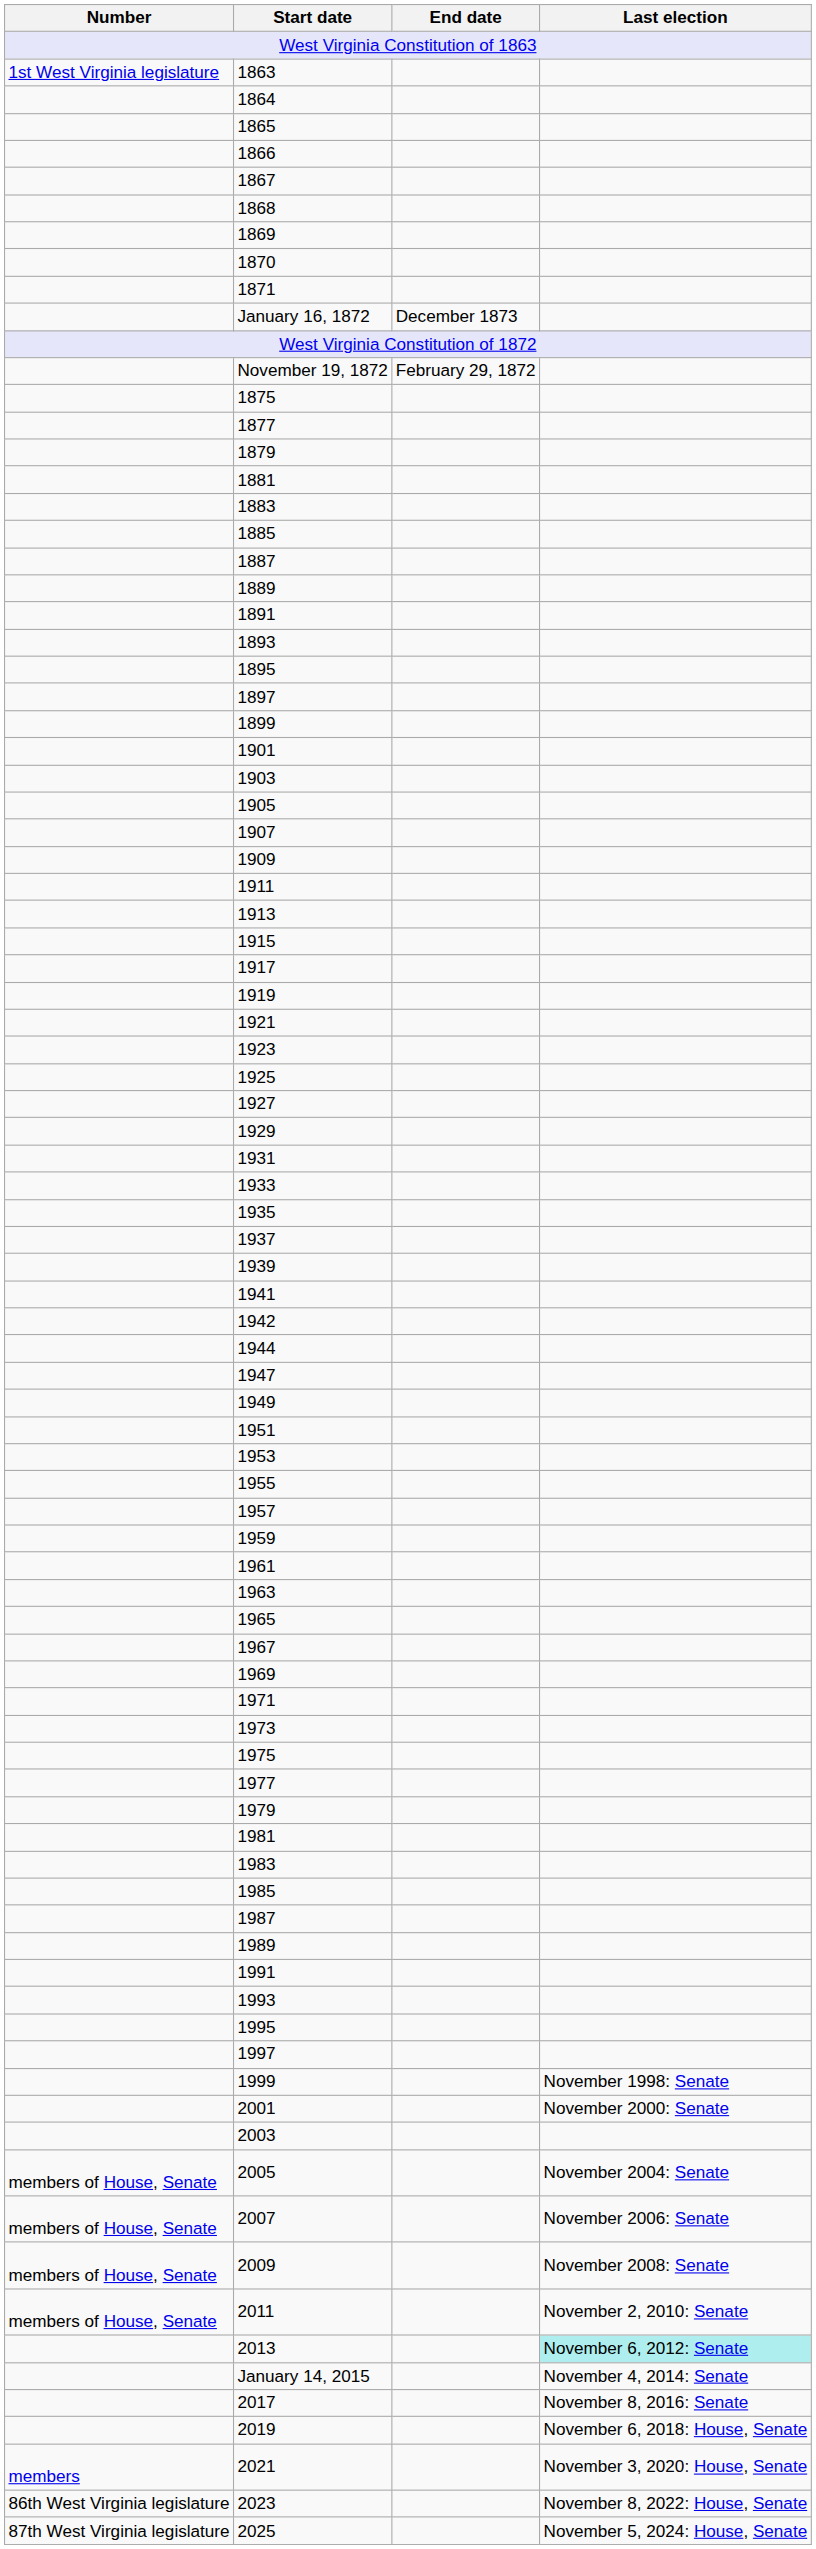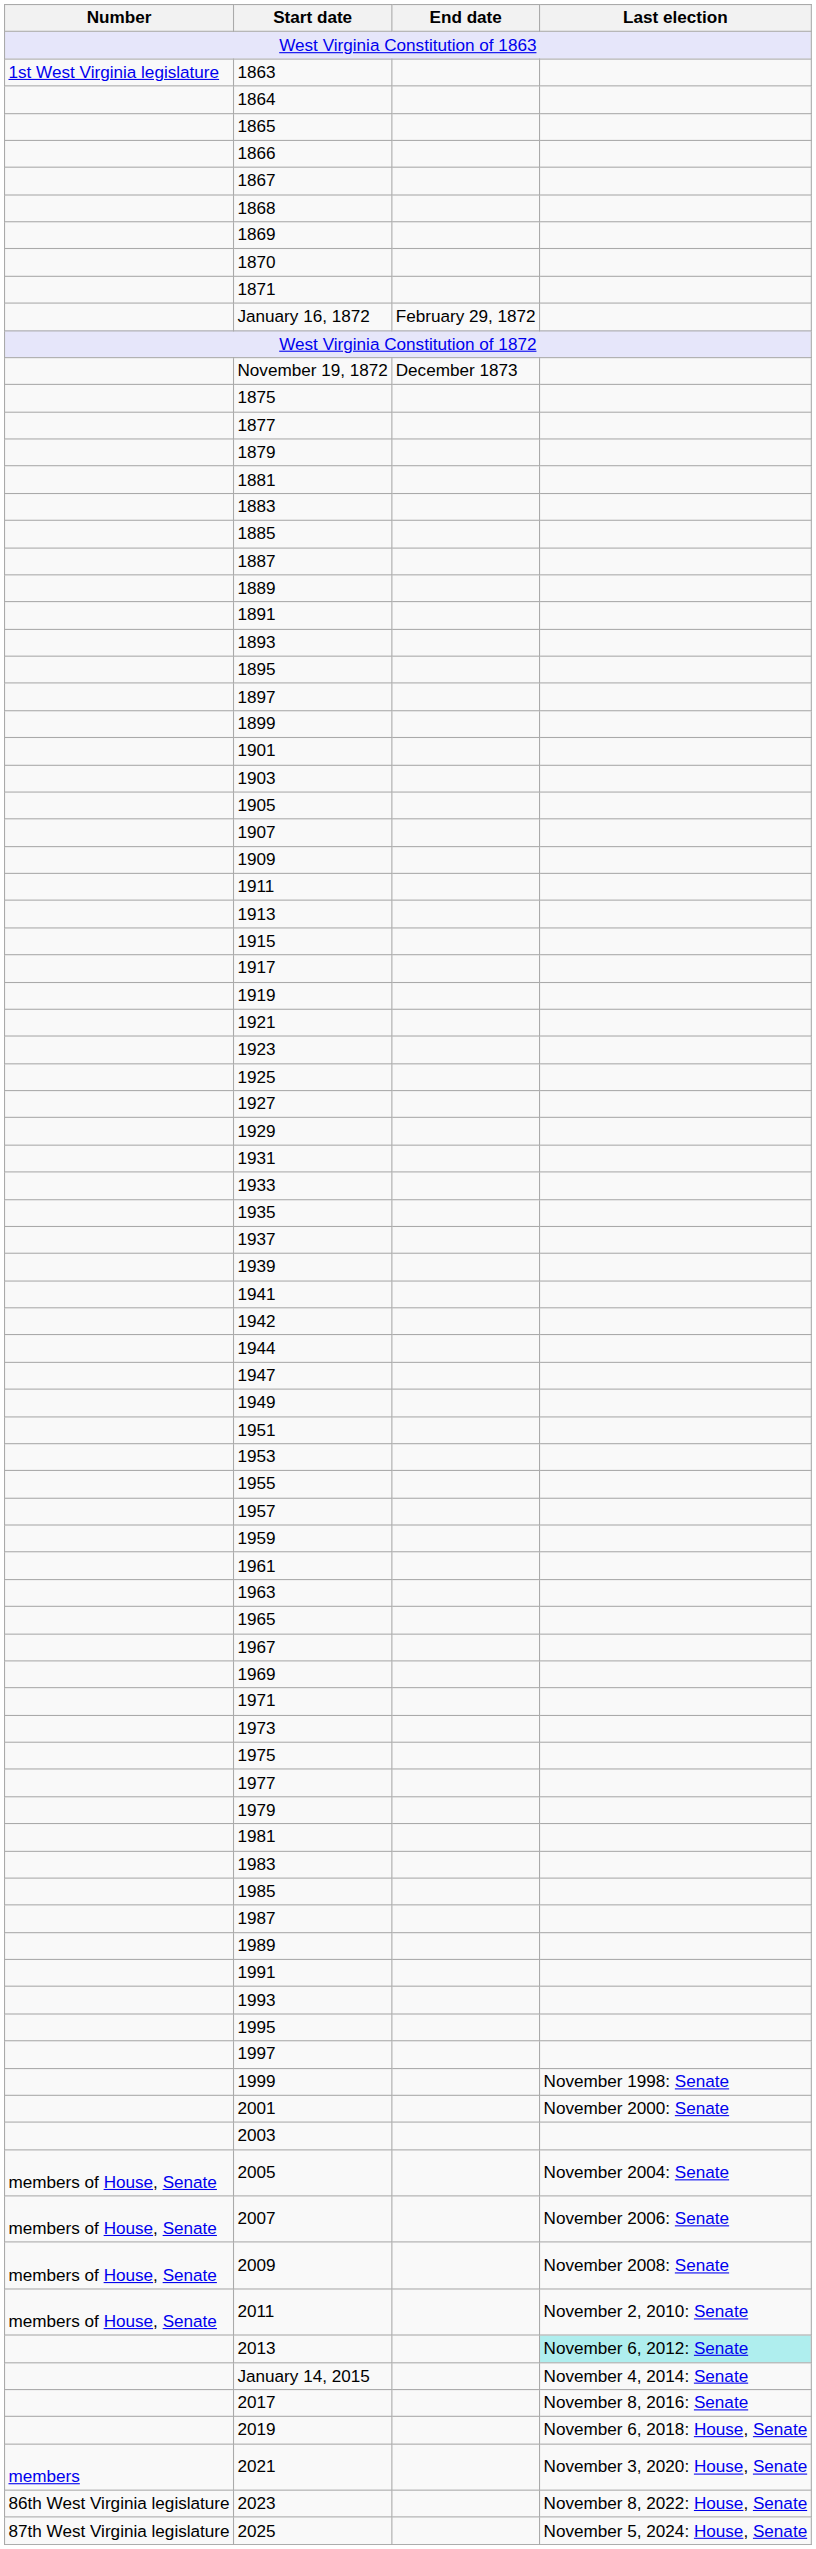(457, 316) December 1873 -> (466, 316) February 29, 1872
(466, 371) February 29, 1872 -> (457, 371) December 1873
